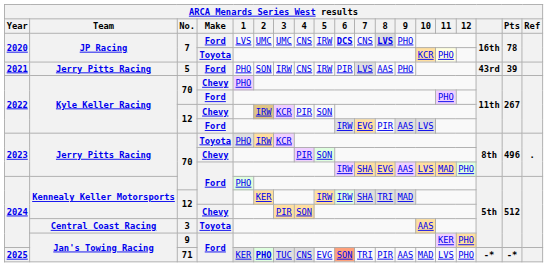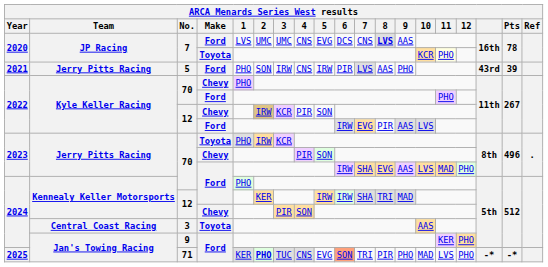(324, 40) IRW -> (324, 40) EVG
(345, 40) bold -> (345, 40) normal
(405, 40) PHO -> (405, 40) AAS
(405, 254) AAS -> (405, 254) PHO
